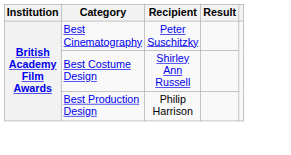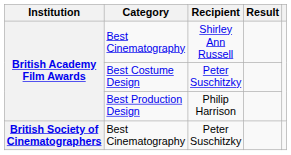(173, 36) Peter Suschitzky -> (216, 42) Shirley Ann Russell
(173, 71) Shirley Ann Russell -> (216, 77) Peter Suschitzky
+ row: (54, 135)
